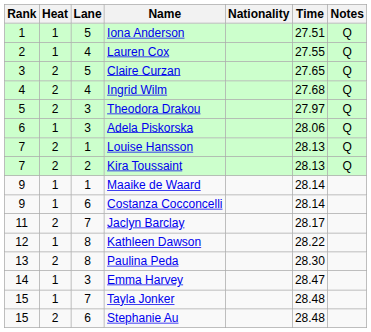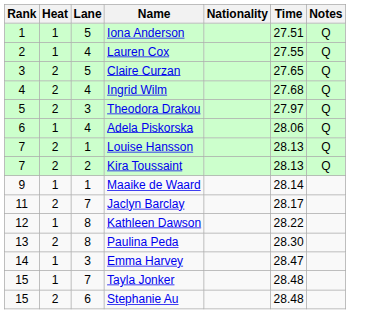(88, 128) 3 -> (88, 128) 4
- row: (165, 204)
